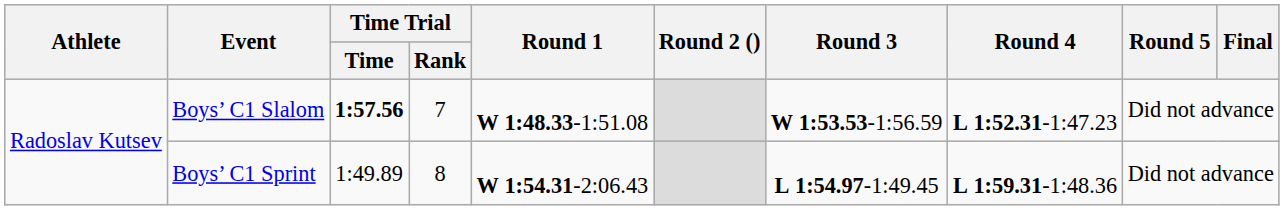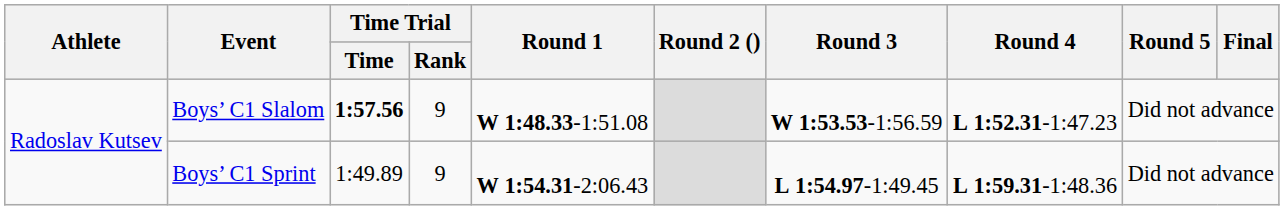(440, 110) 7 -> (440, 110) 9
(440, 173) 8 -> (440, 173) 9
